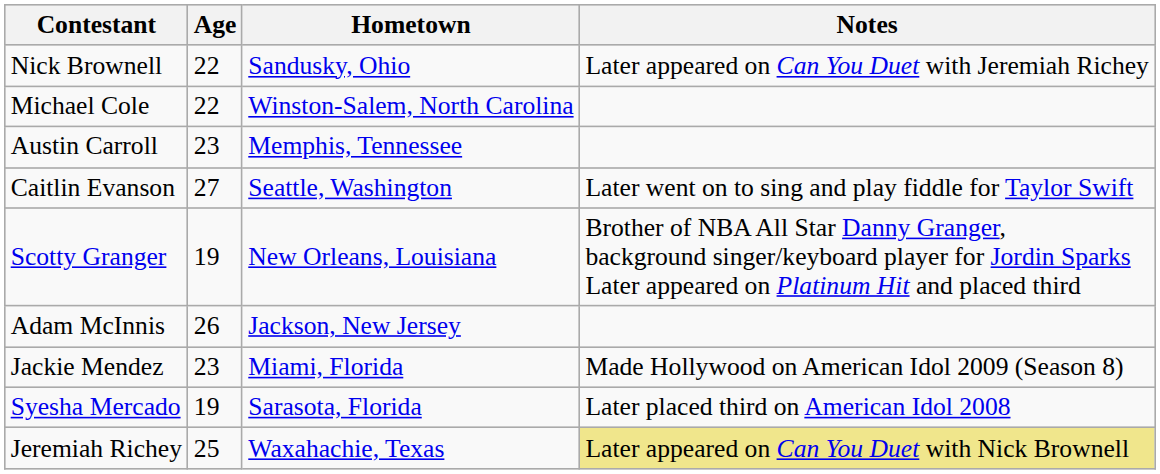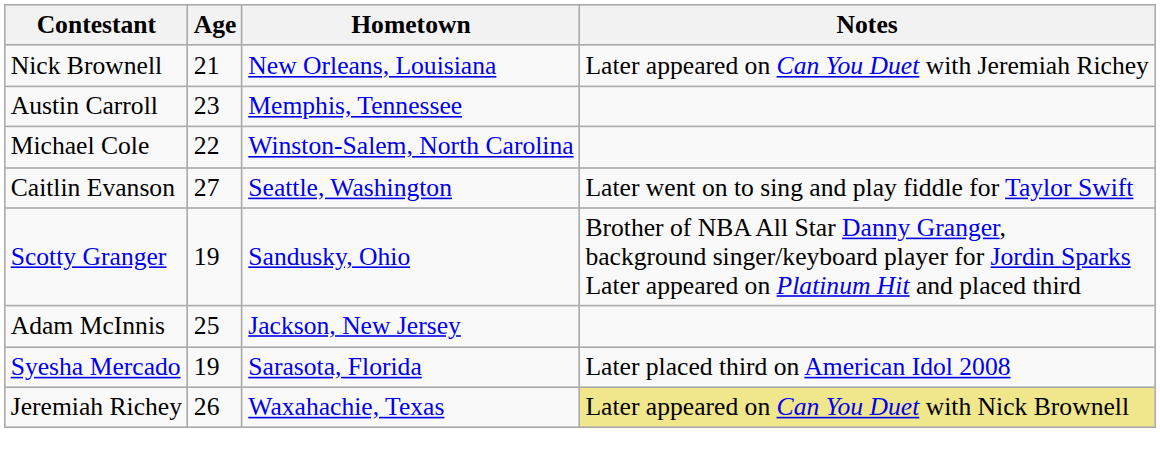(207, 65) 22 -> (207, 65) 21
(329, 65) Sandusky, Ohio -> (372, 65) New Orleans, Louisiana
rows swapped: (84, 146) <-> (80, 106)
(372, 256) New Orleans, Louisiana -> (329, 256) Sandusky, Ohio
(207, 326) 26 -> (207, 326) 25
- row: (87, 366)
(207, 447) 25 -> (207, 407) 26
